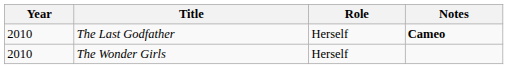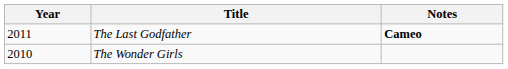- column: (357, 14)
(20, 34) 2010 -> (20, 34) 2011
